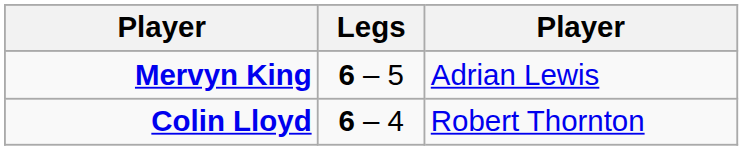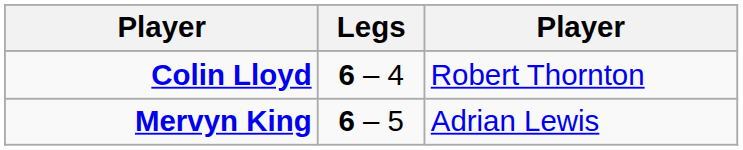rows swapped: (231, 121) <-> (223, 74)
